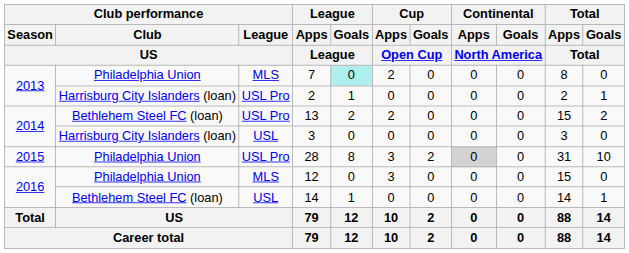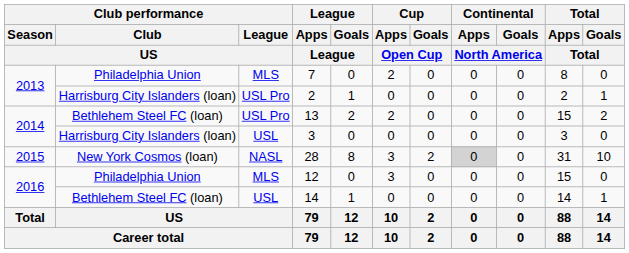(351, 75) paleturquoise background -> (351, 75) no background
(147, 156) Philadelphia Union -> (147, 156) New York Cosmos (loan)
(266, 156) USL Pro -> (266, 156) NASL
